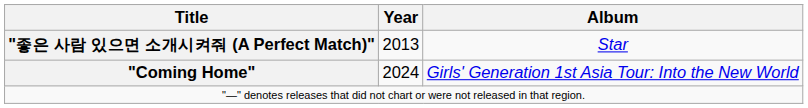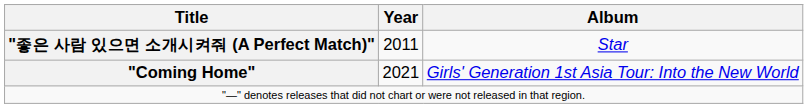(401, 45) 2013 -> (401, 45) 2011
(401, 72) 2024 -> (401, 72) 2021
